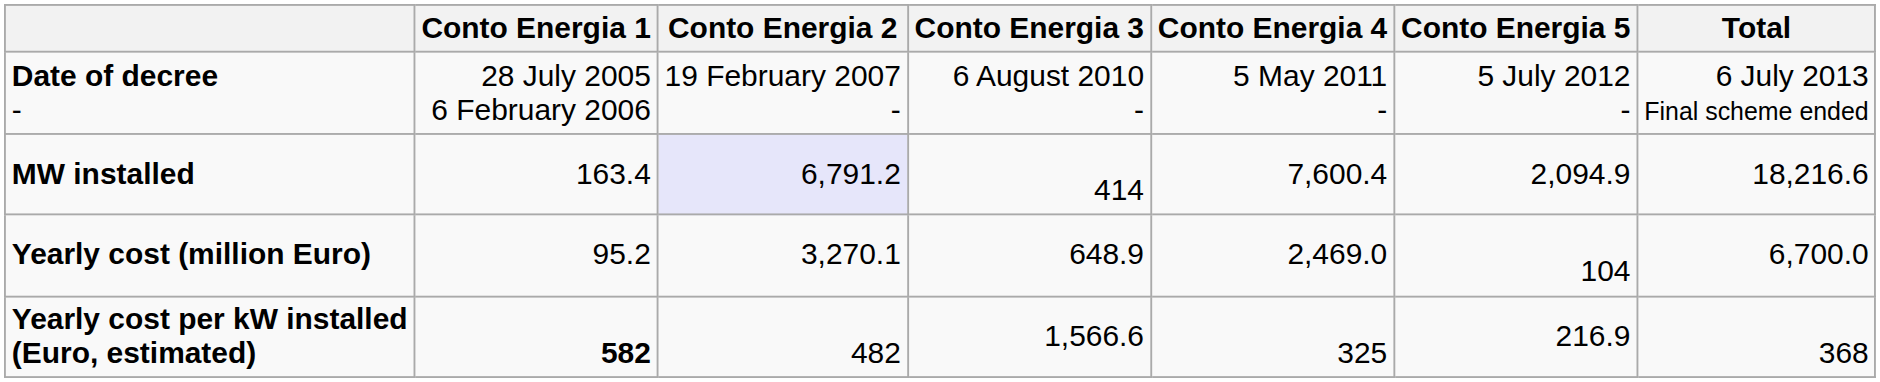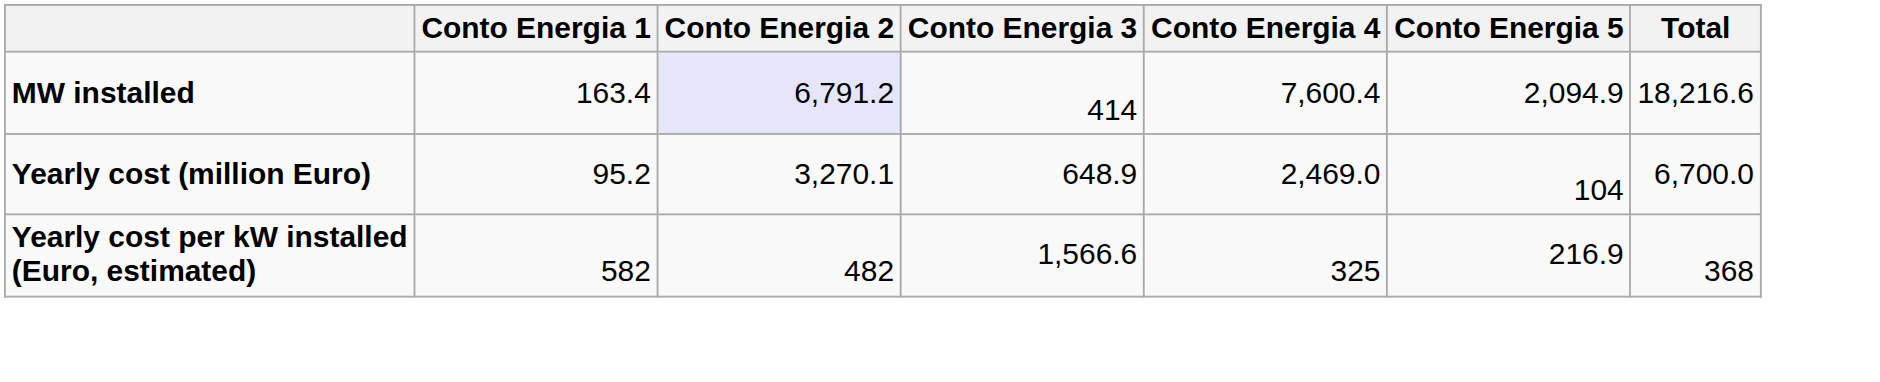- row: (115, 92)
(626, 352) bold -> (626, 271) normal
